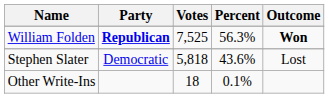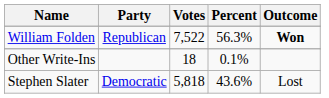(136, 37) bold -> (134, 37) normal
(192, 37) 7,525 -> (189, 37) 7,522
rows swapped: (48, 59) <-> (51, 81)
